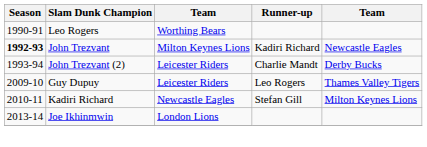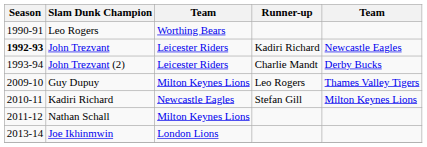(203, 47) Milton Keynes Lions -> (193, 47) Leicester Riders
(193, 82) Leicester Riders -> (203, 82) Milton Keynes Lions
+ row: (79, 116)
